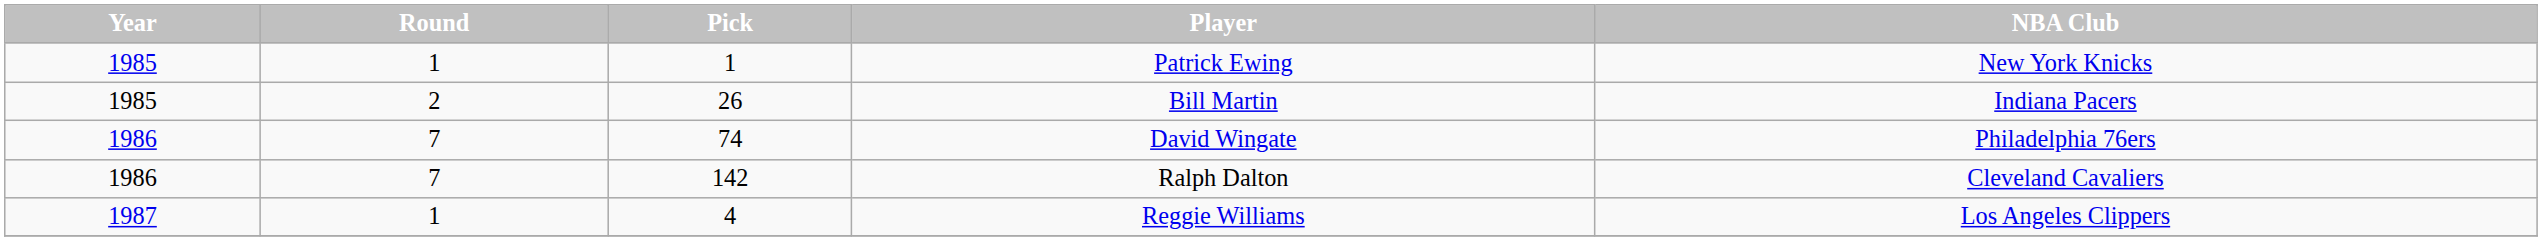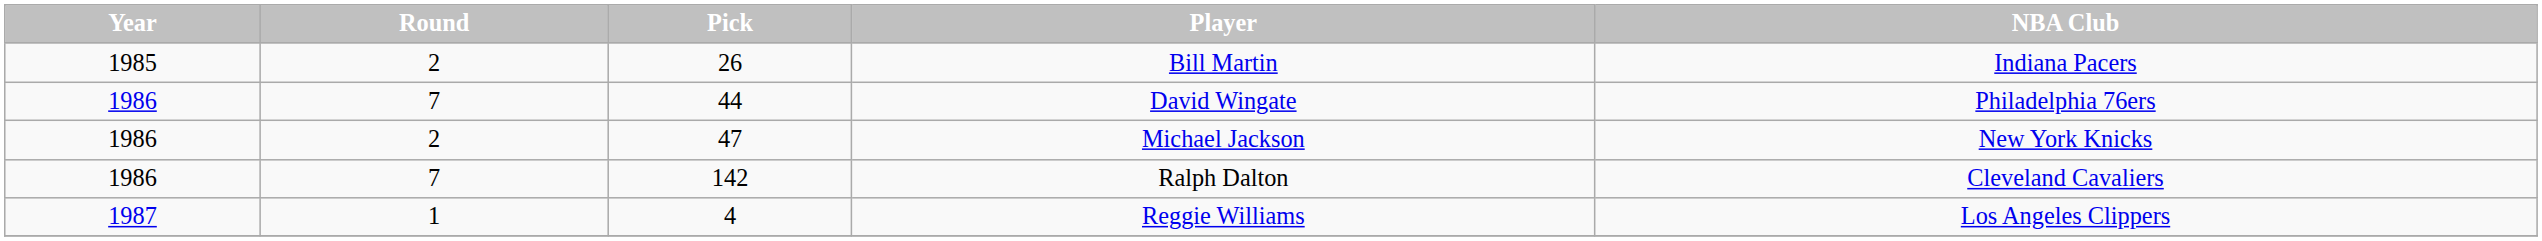- row: (1223, 62)
(730, 139) 74 -> (730, 100) 44
+ row: (1223, 139)
